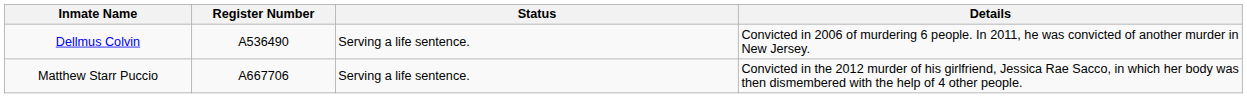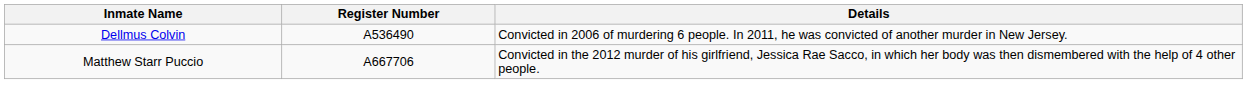- column: (537, 14)
